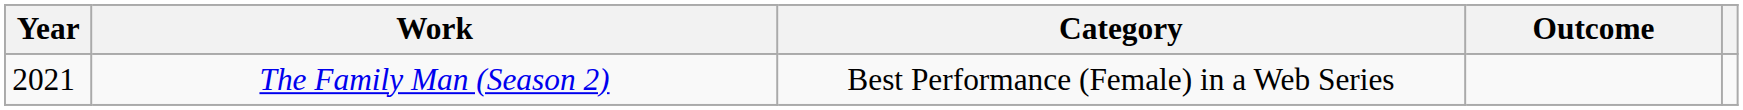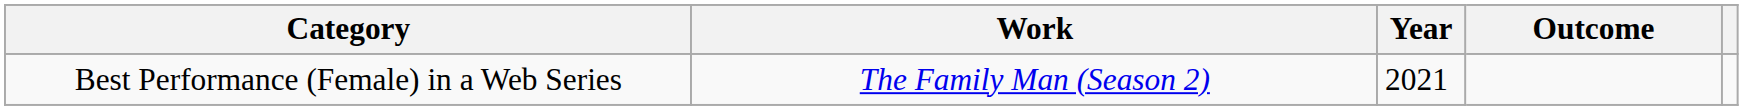columns swapped: (48, 29) <-> (1121, 29)
